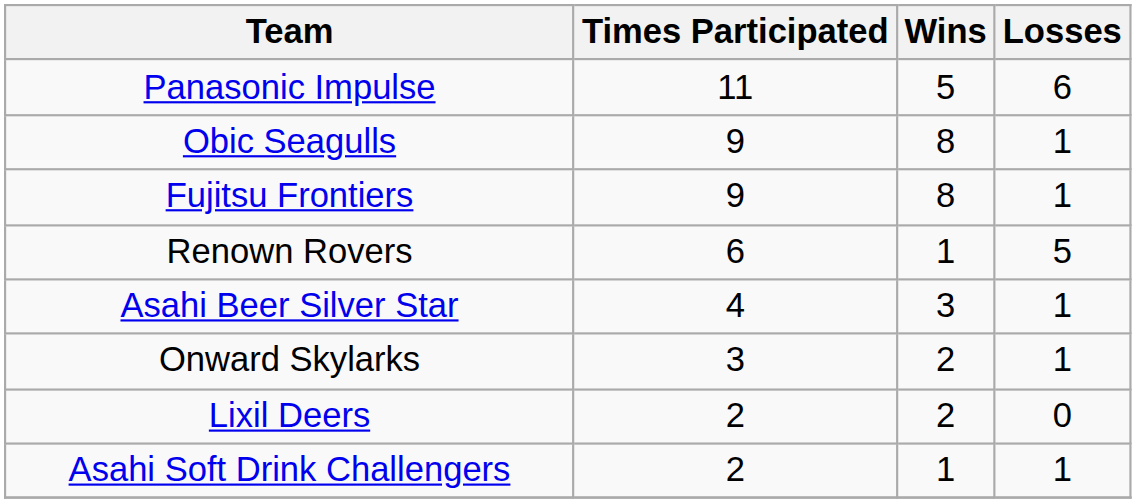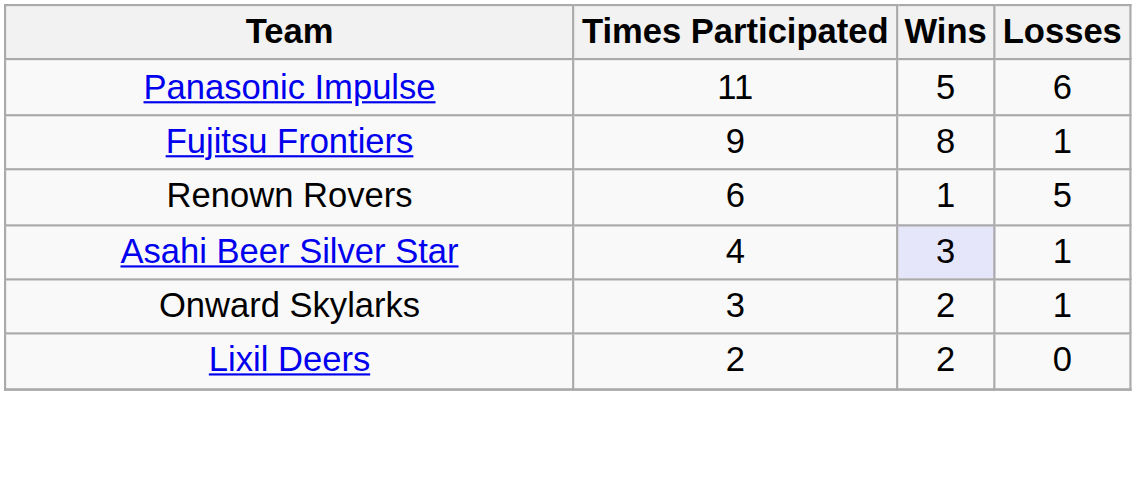- row: (290, 141)
(946, 305) no background -> (946, 251) lavender background
- row: (290, 470)
